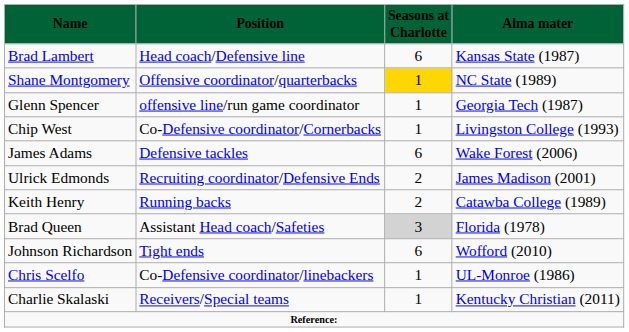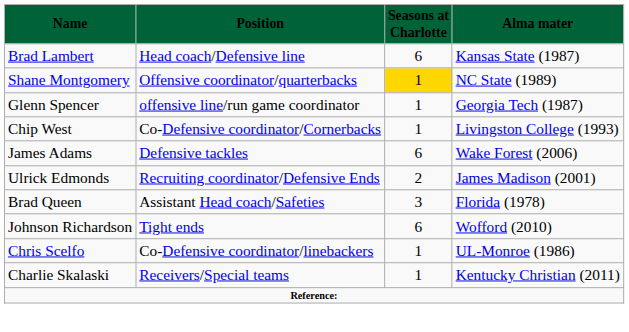- row: (46, 201)
(418, 226) lightgrey background -> (418, 201) no background
